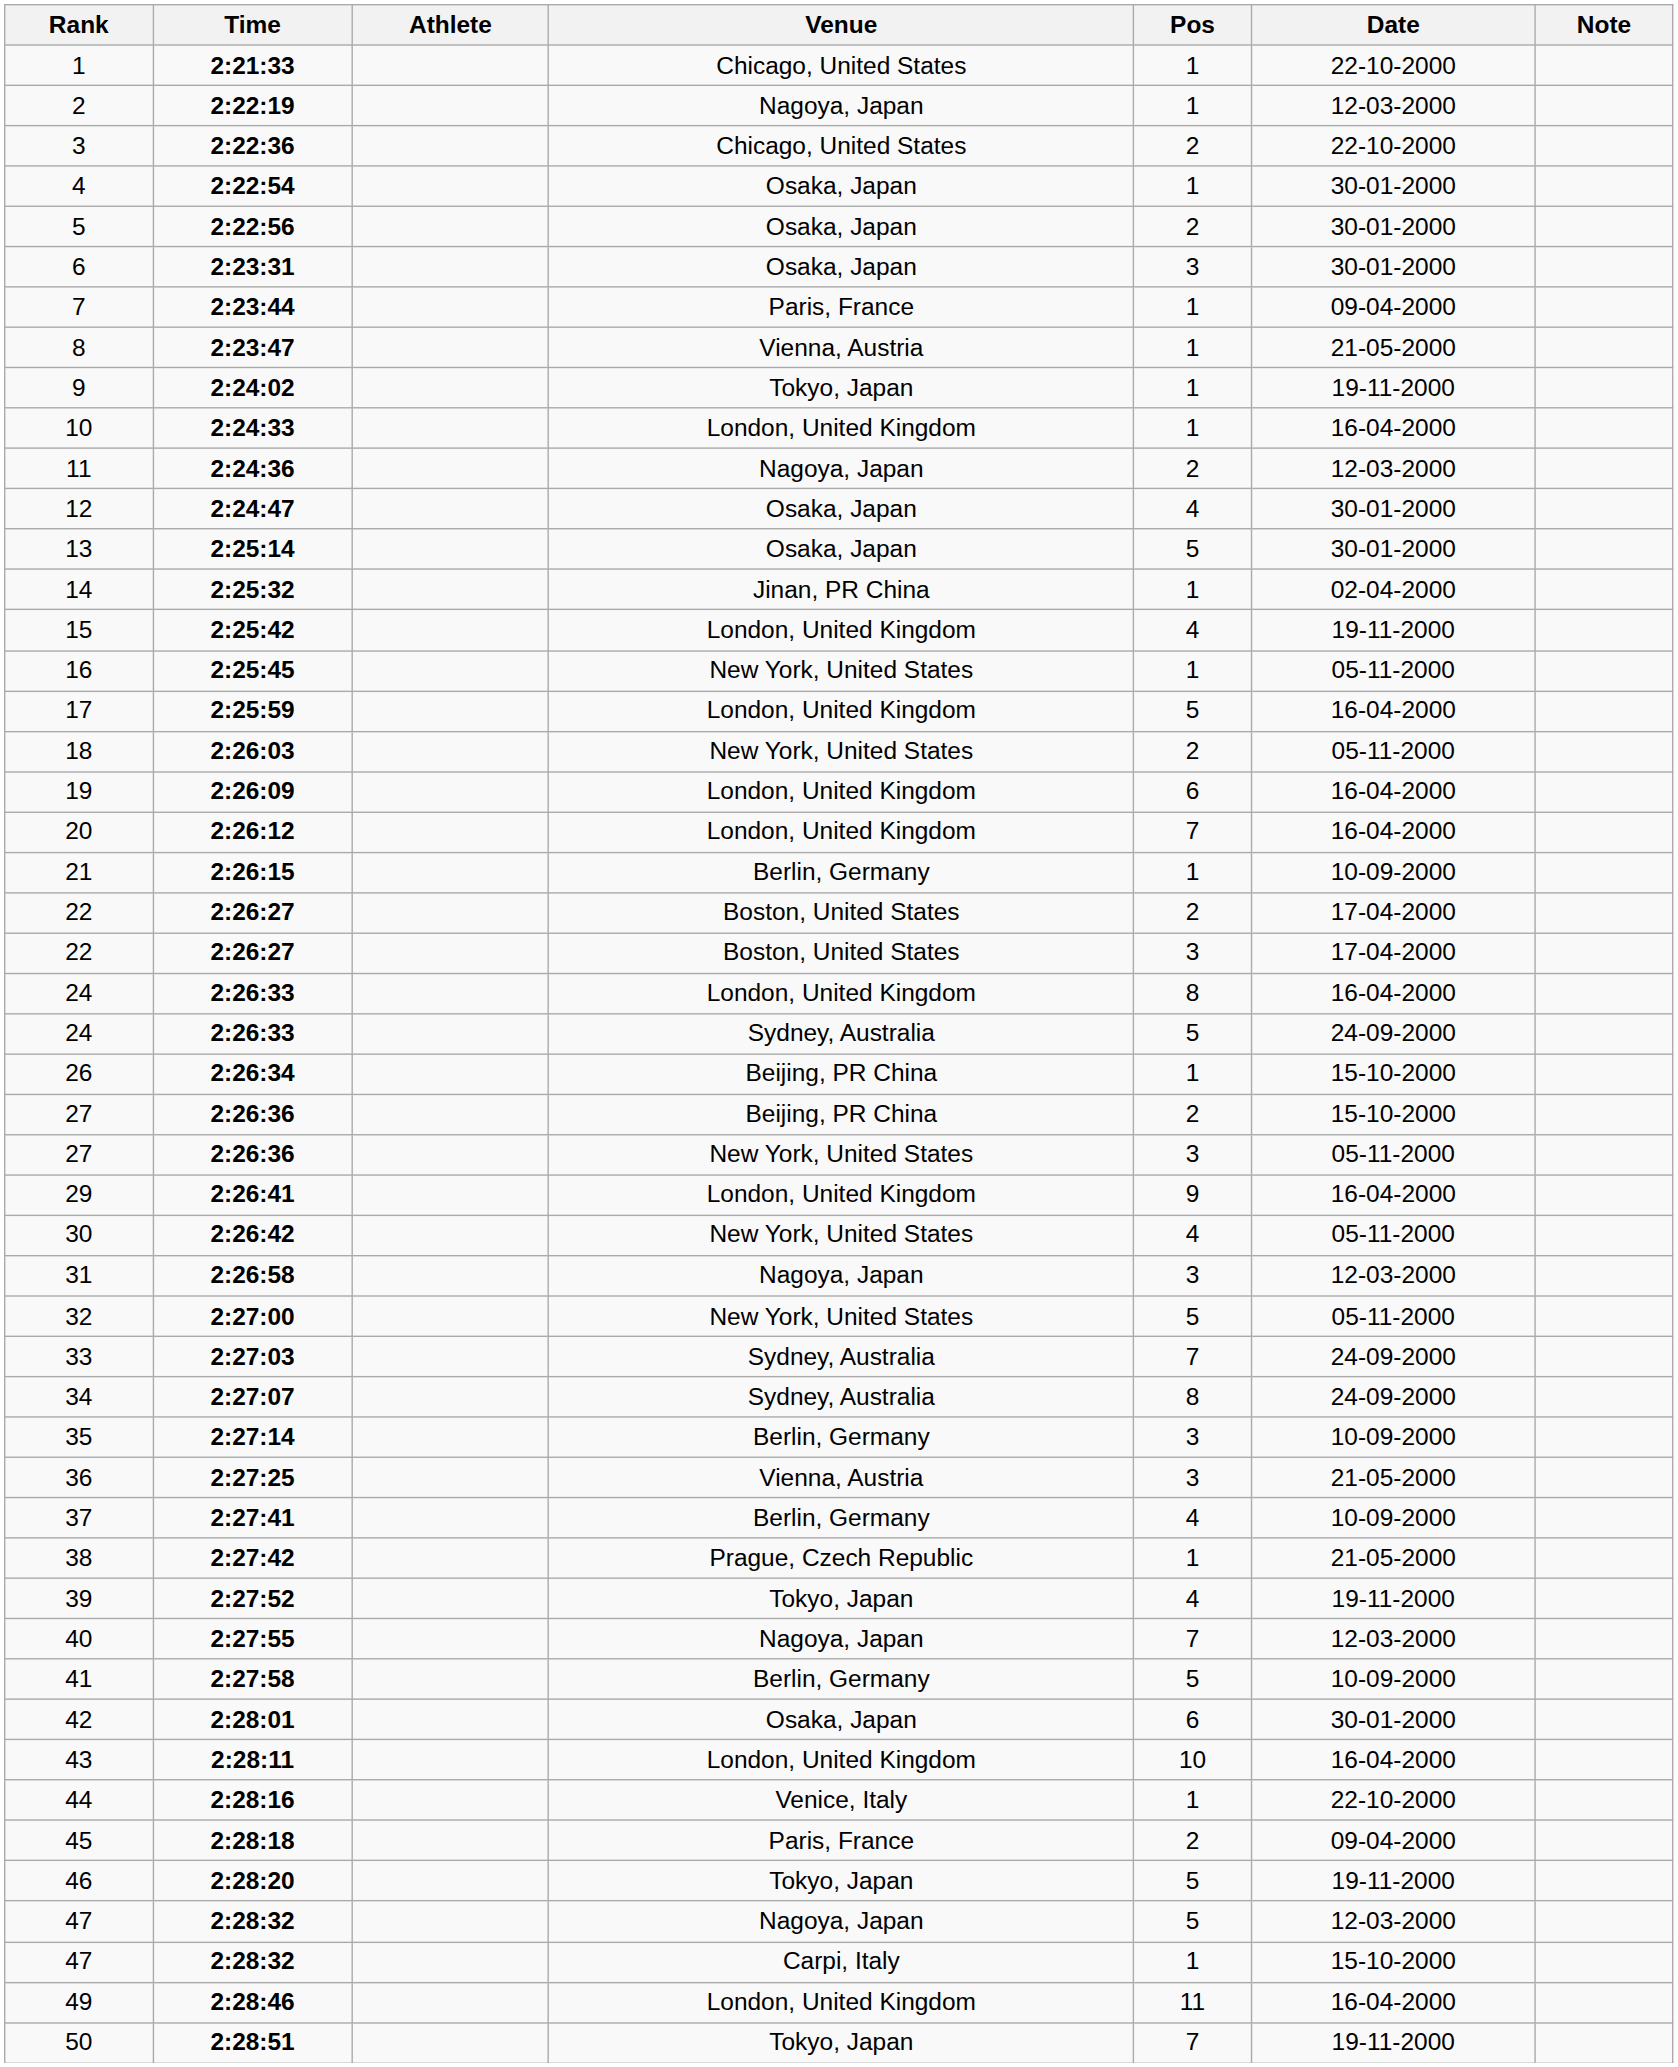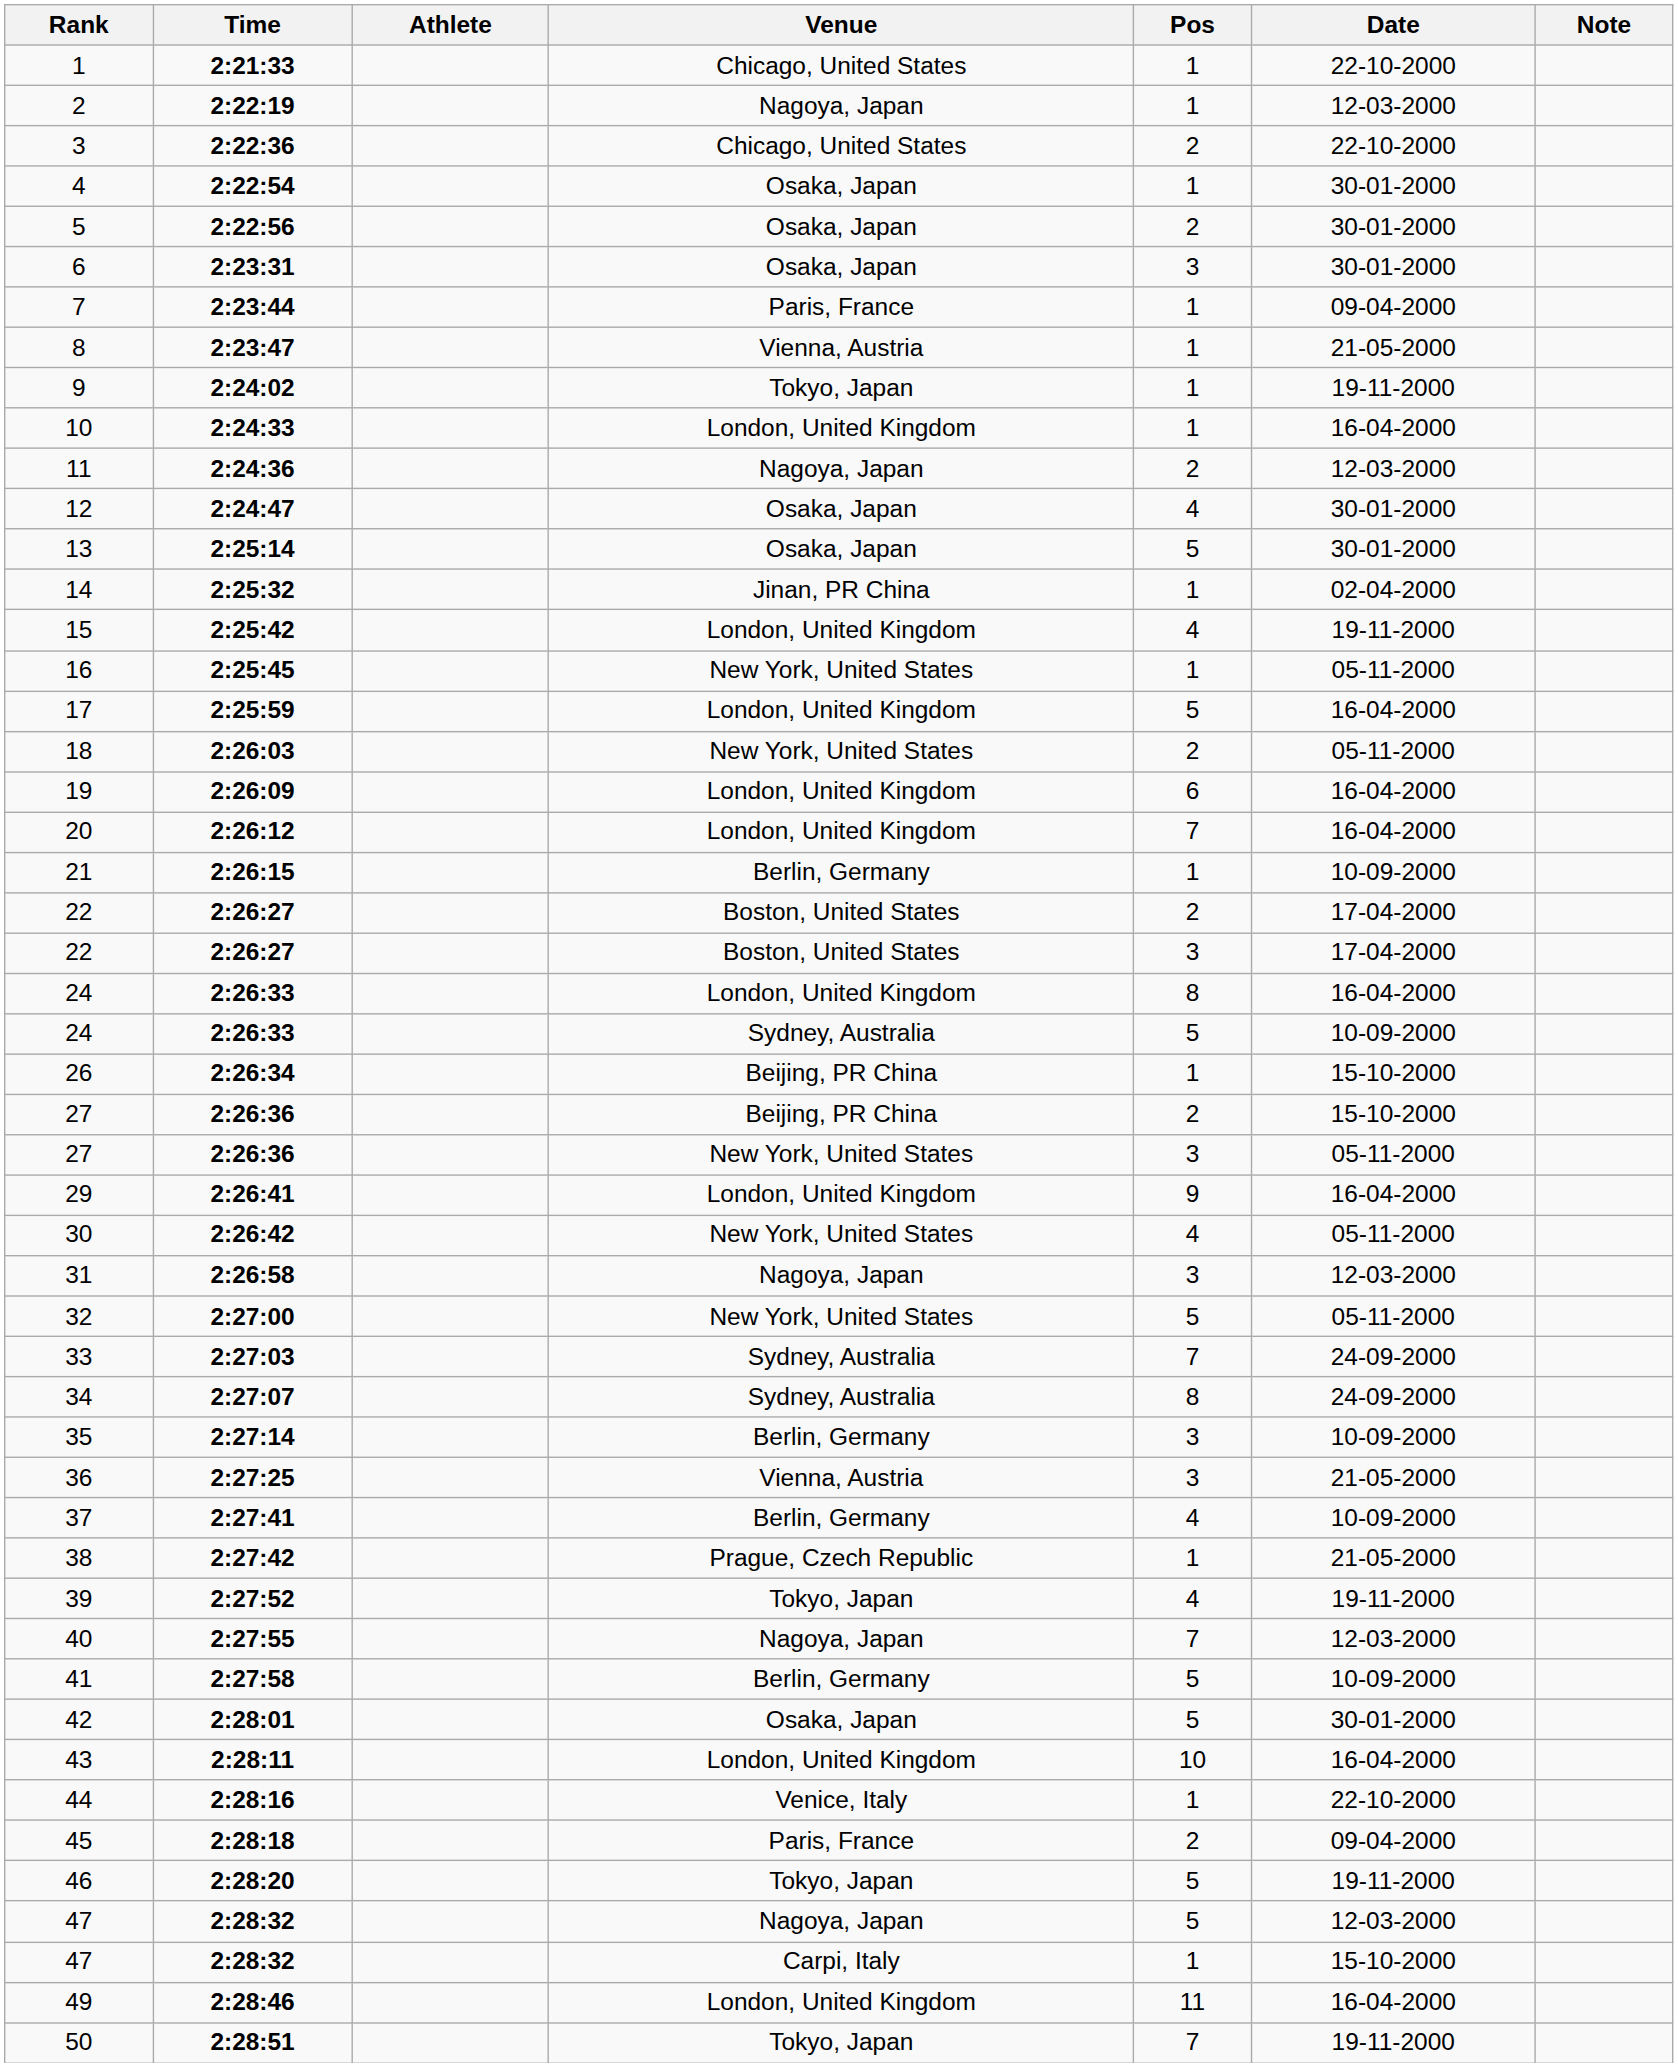(1393, 1033) 24-09-2000 -> (1393, 1033) 10-09-2000
(1193, 1719) 6 -> (1193, 1719) 5
